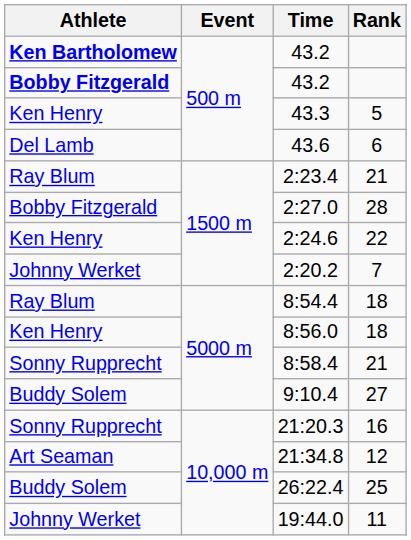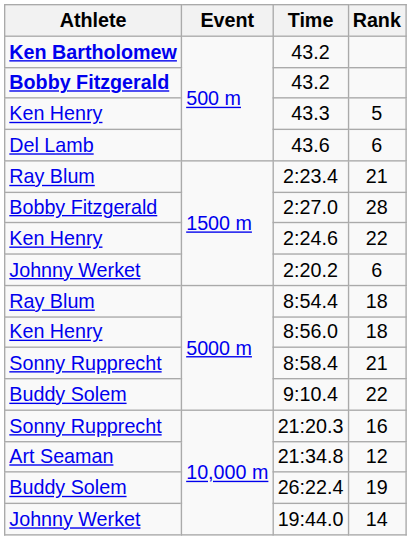(377, 270) 7 -> (377, 270) 6
(377, 395) 27 -> (377, 395) 22
(377, 488) 25 -> (377, 488) 19
(377, 519) 11 -> (377, 519) 14
